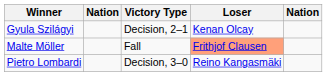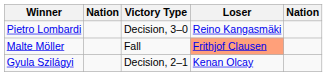rows swapped: (44, 63) <-> (40, 29)
